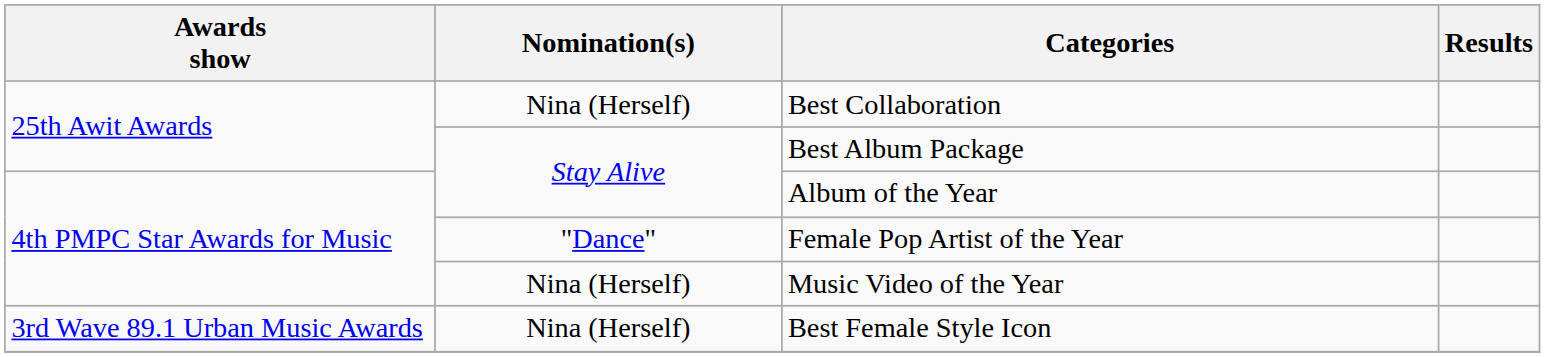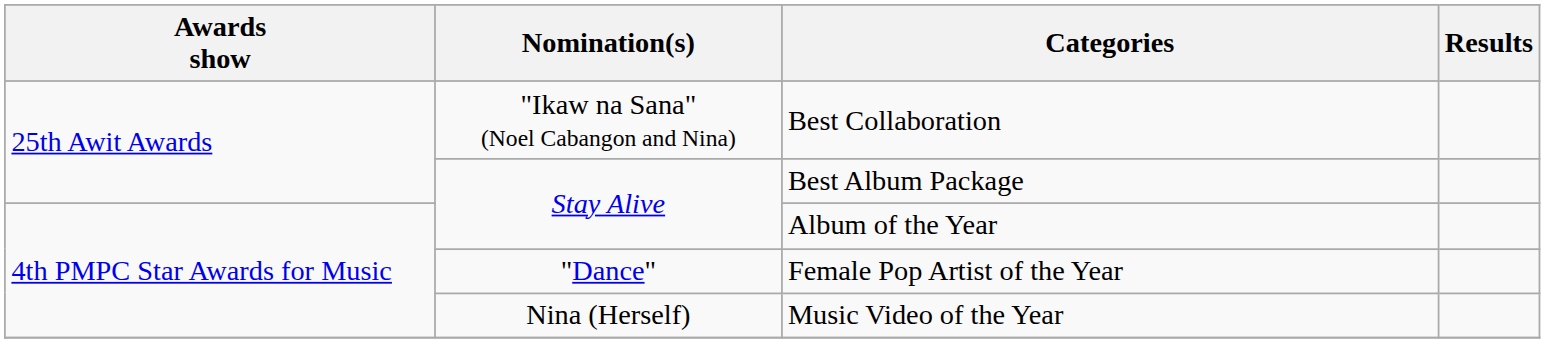(608, 103) Nina (Herself) -> (608, 119) "Ikaw na Sana" (Noel Cabangon and Nina)
- row: (920, 328)
